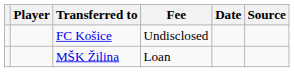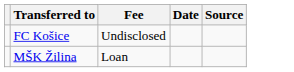- column: (32, 14)
